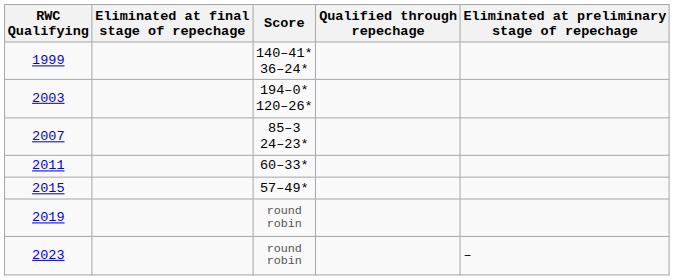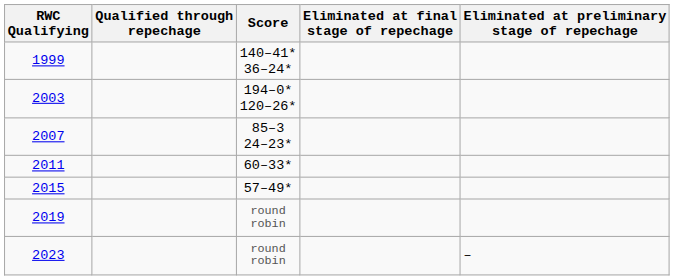columns swapped: (388, 23) <-> (172, 23)
